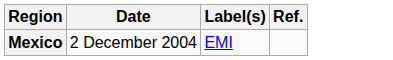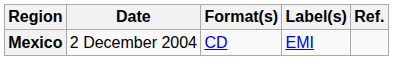+ column: (241, 17)
